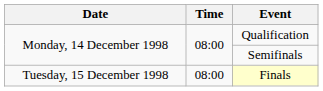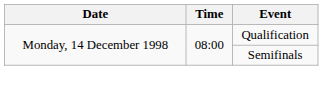- row: (275, 75)
